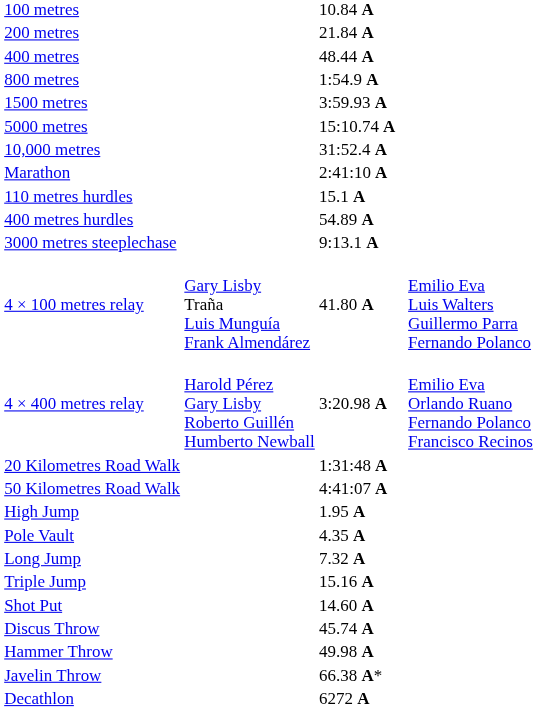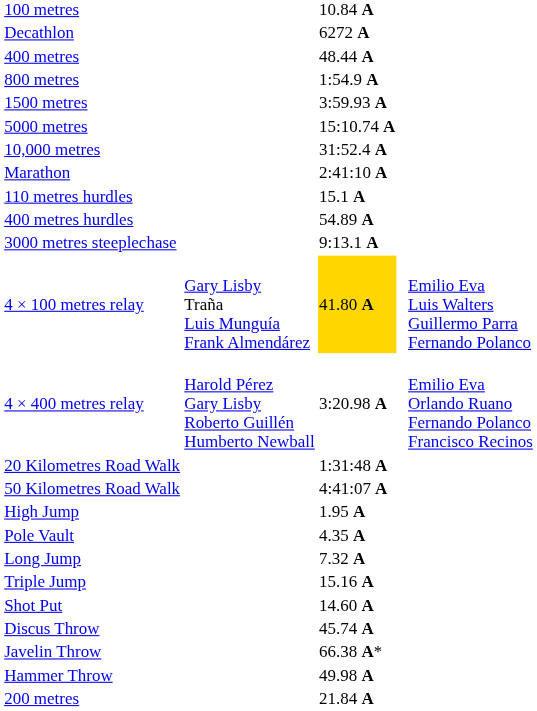rows swapped: (42, 33) <-> (39, 698)
(346, 304) no background -> (346, 304) gold background
rows swapped: (58, 652) <-> (53, 675)
